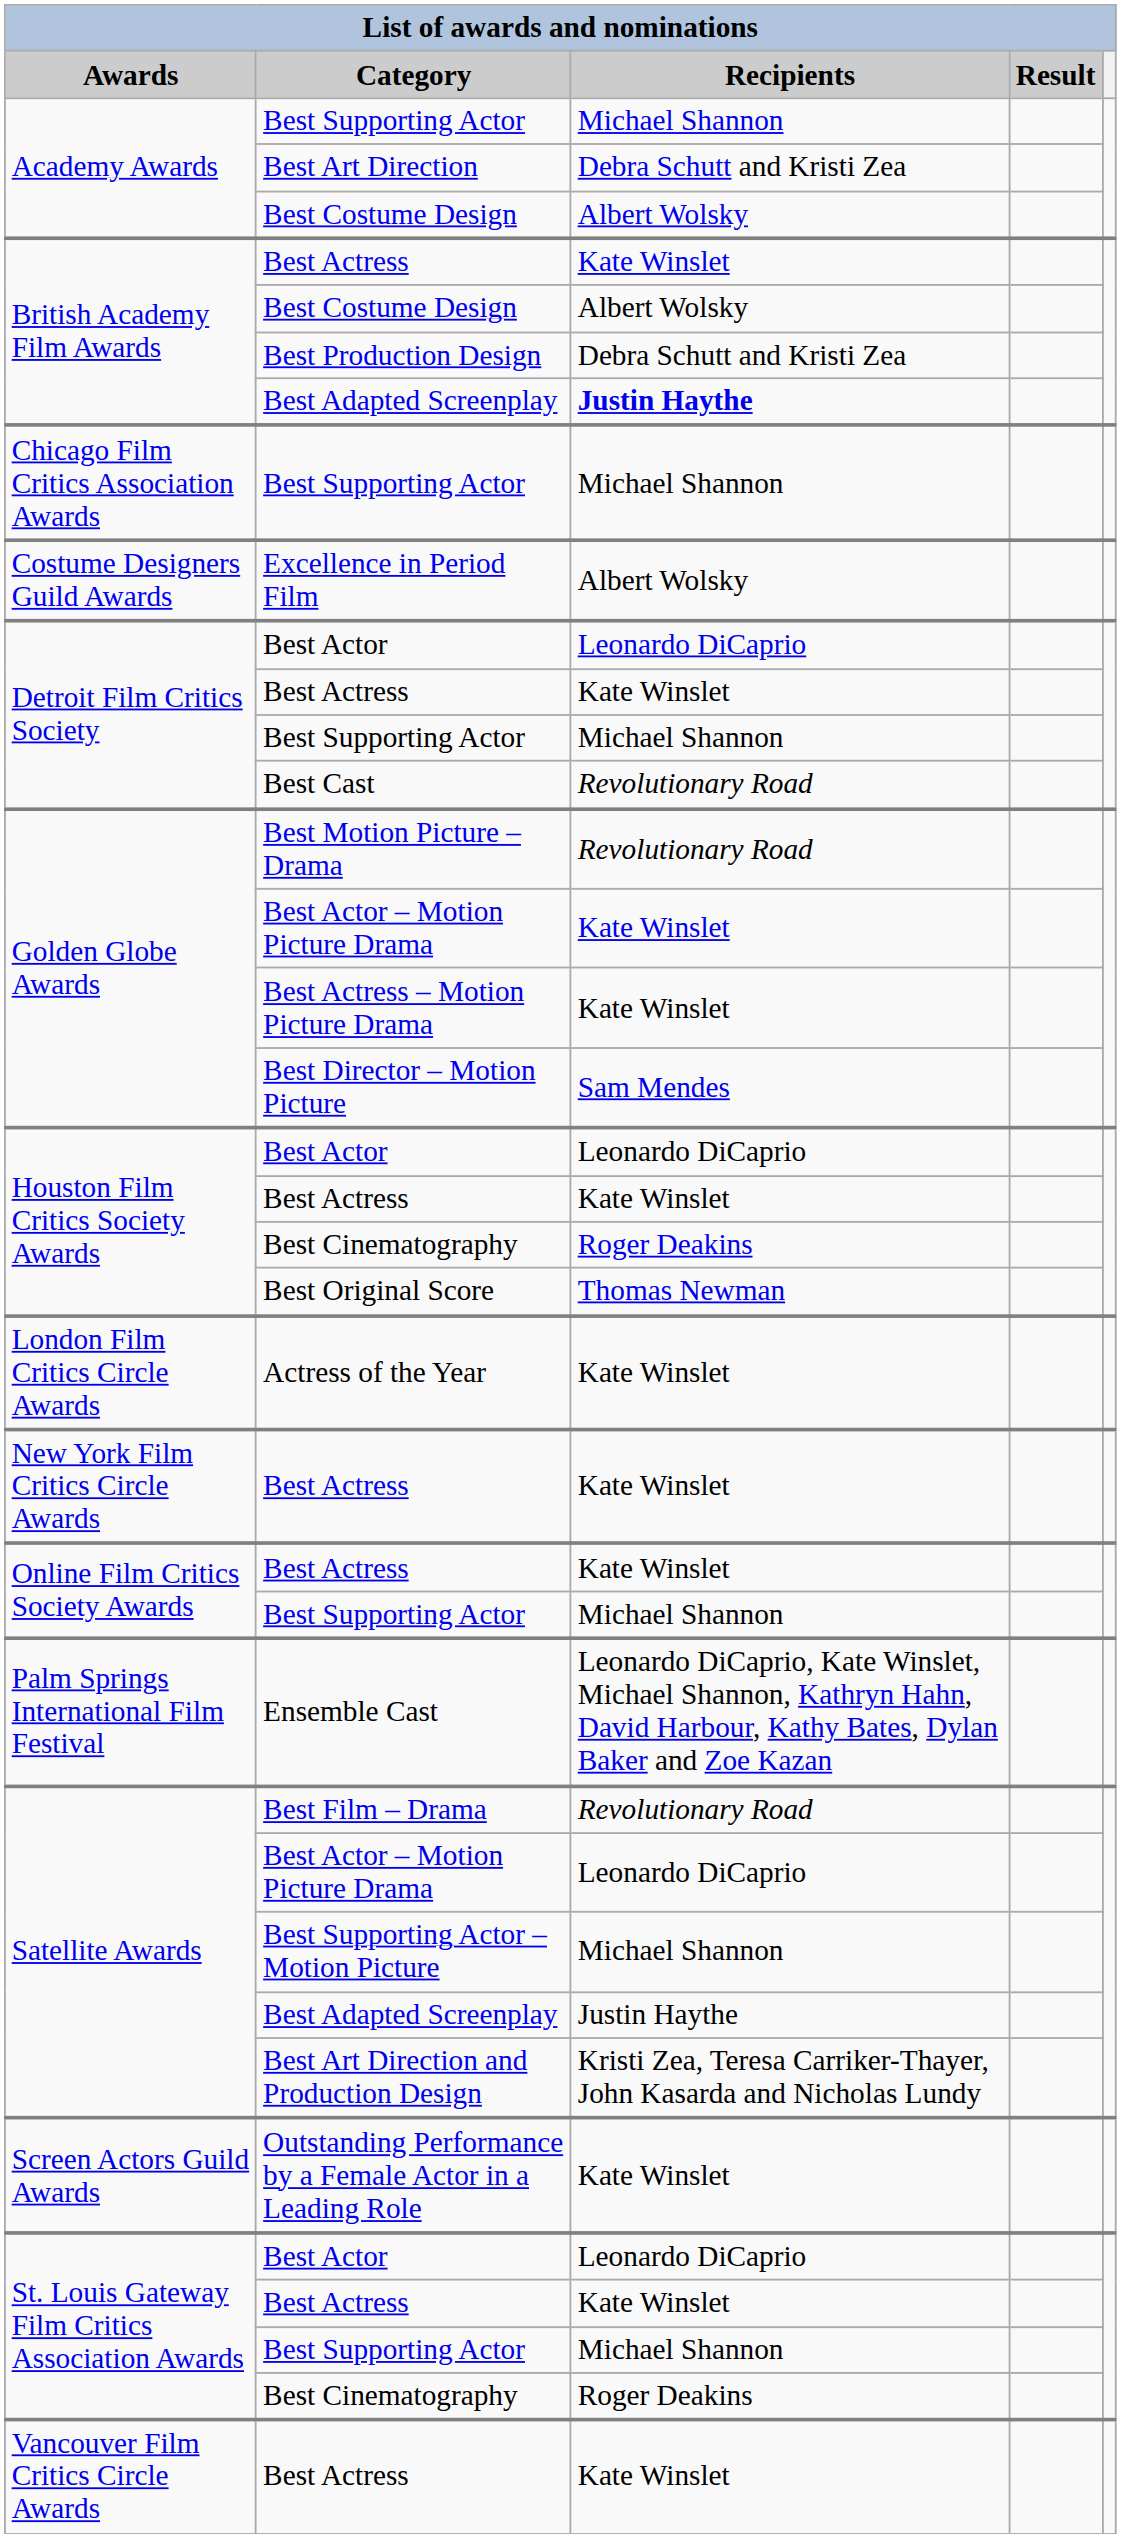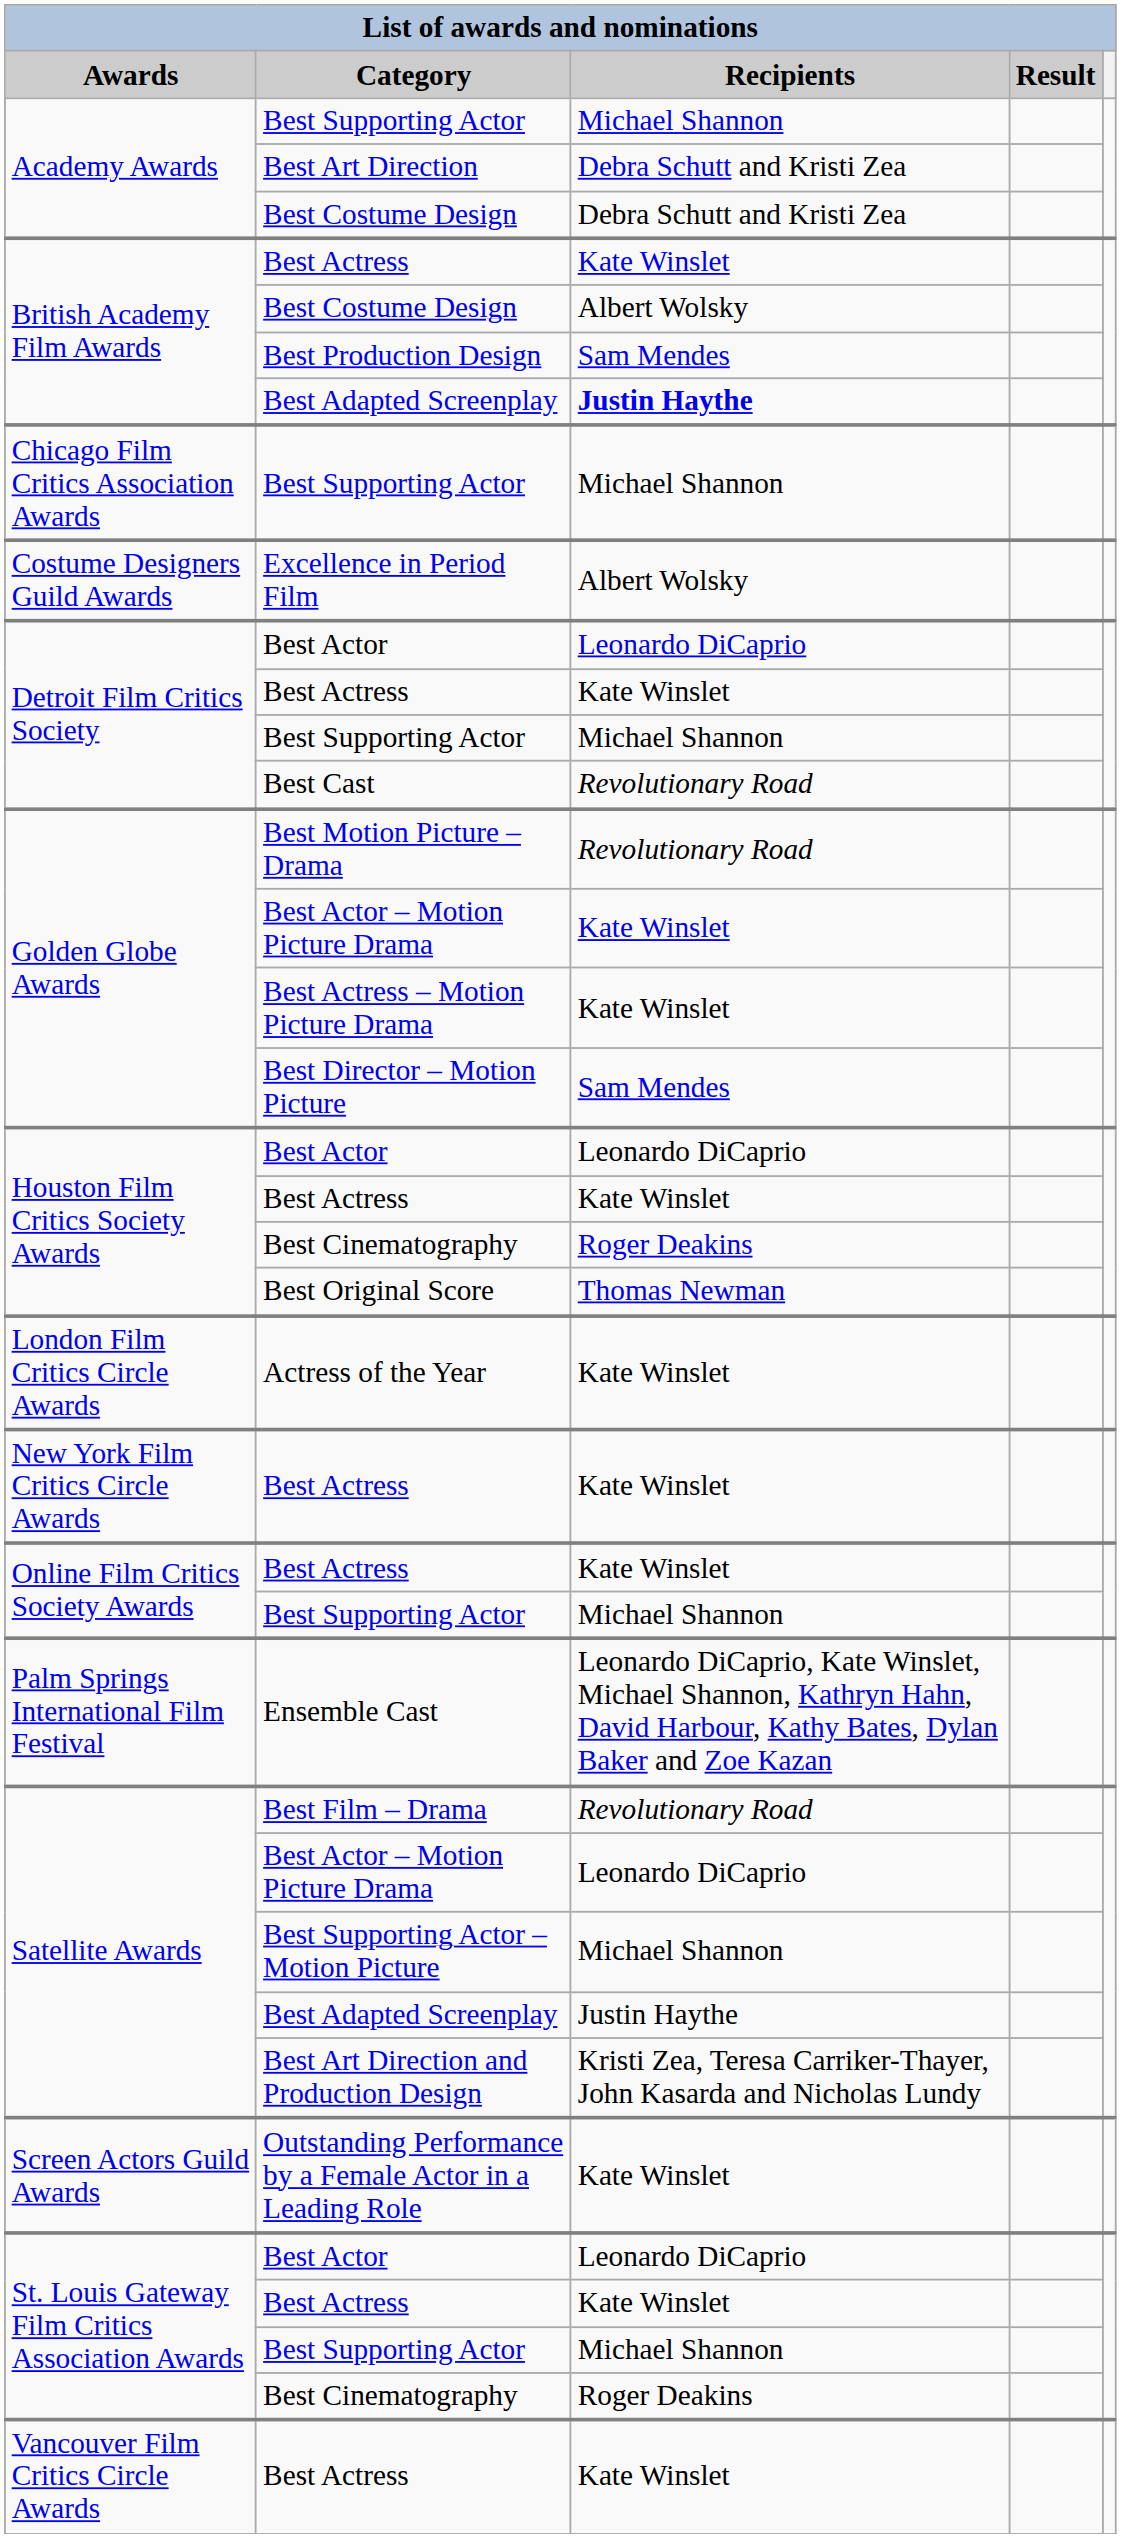(663, 213) Albert Wolsky -> (742, 213) Debra Schutt and Kristi Zea
(742, 354) Debra Schutt and Kristi Zea -> (654, 354) Sam Mendes
